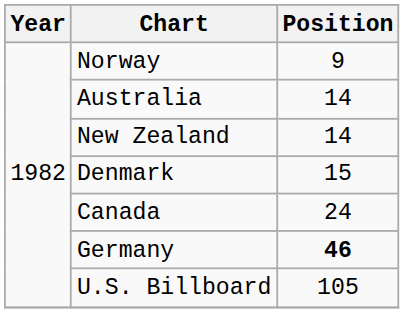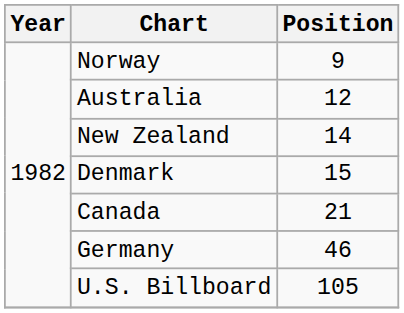(338, 99) 14 -> (338, 99) 12
(338, 212) 24 -> (338, 212) 21
(338, 250) bold -> (338, 250) normal
